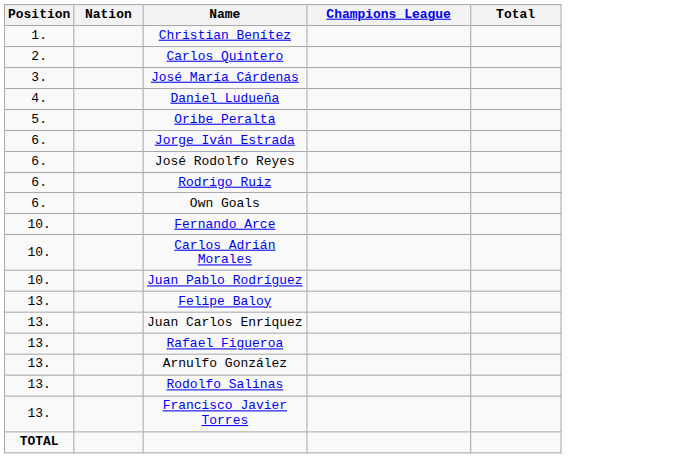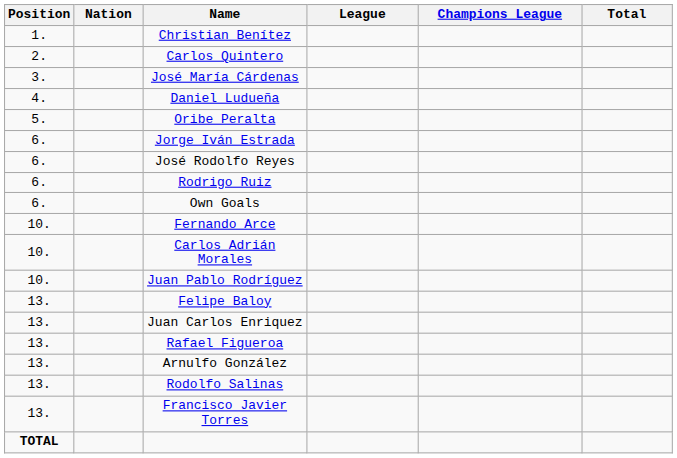+ column: (362, 15)
